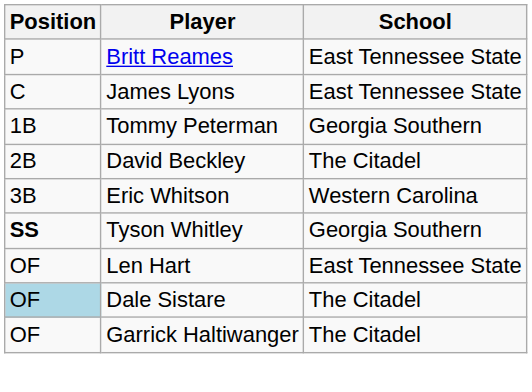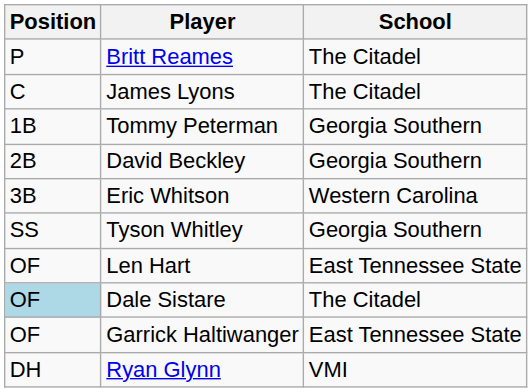(415, 56) East Tennessee State -> (365, 56) The Citadel
(415, 91) East Tennessee State -> (365, 91) The Citadel
(365, 160) The Citadel -> (395, 160) Georgia Southern
(24, 230) bold -> (24, 230) normal
(365, 334) The Citadel -> (415, 334) East Tennessee State
+ row: (164, 369)
